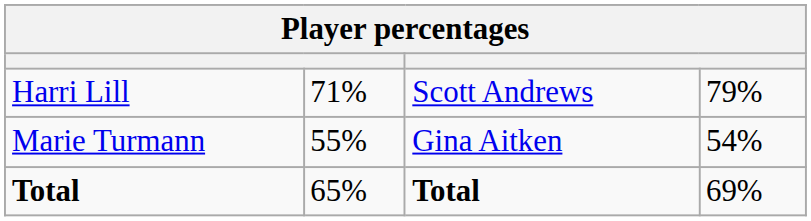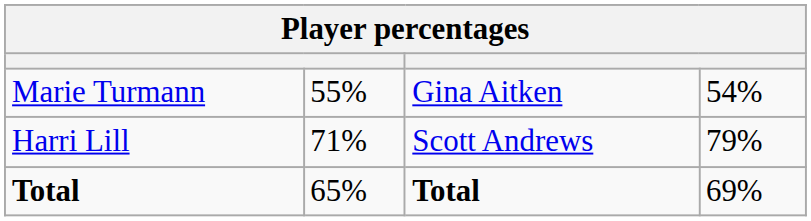rows swapped: (109, 141) <-> (71, 92)
